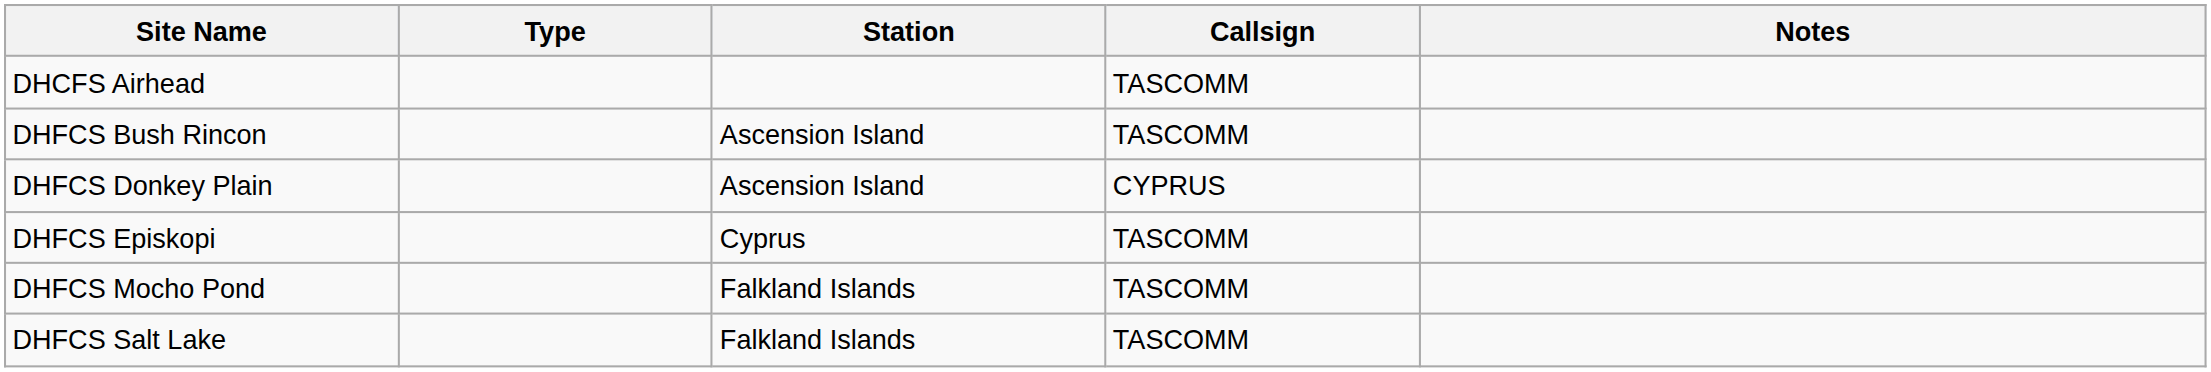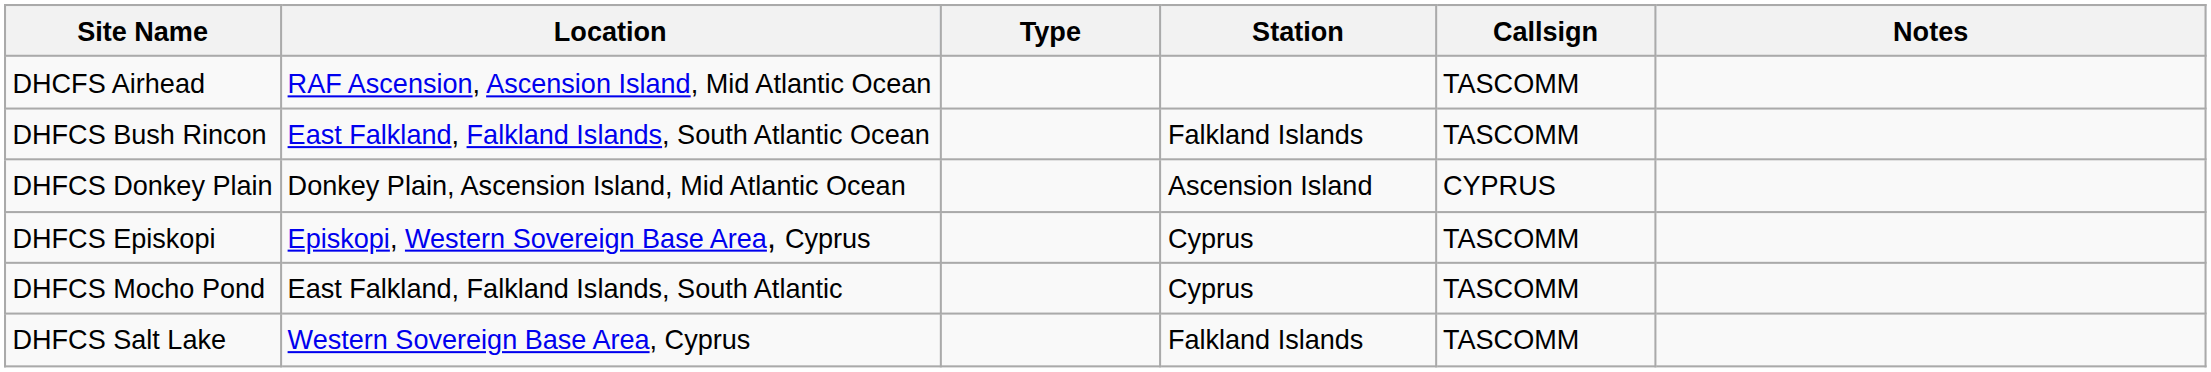+ column: (610, 32)
(822, 135) Ascension Island -> (1266, 135) Falkland Islands
(818, 289) Falkland Islands -> (1211, 289) Cyprus
